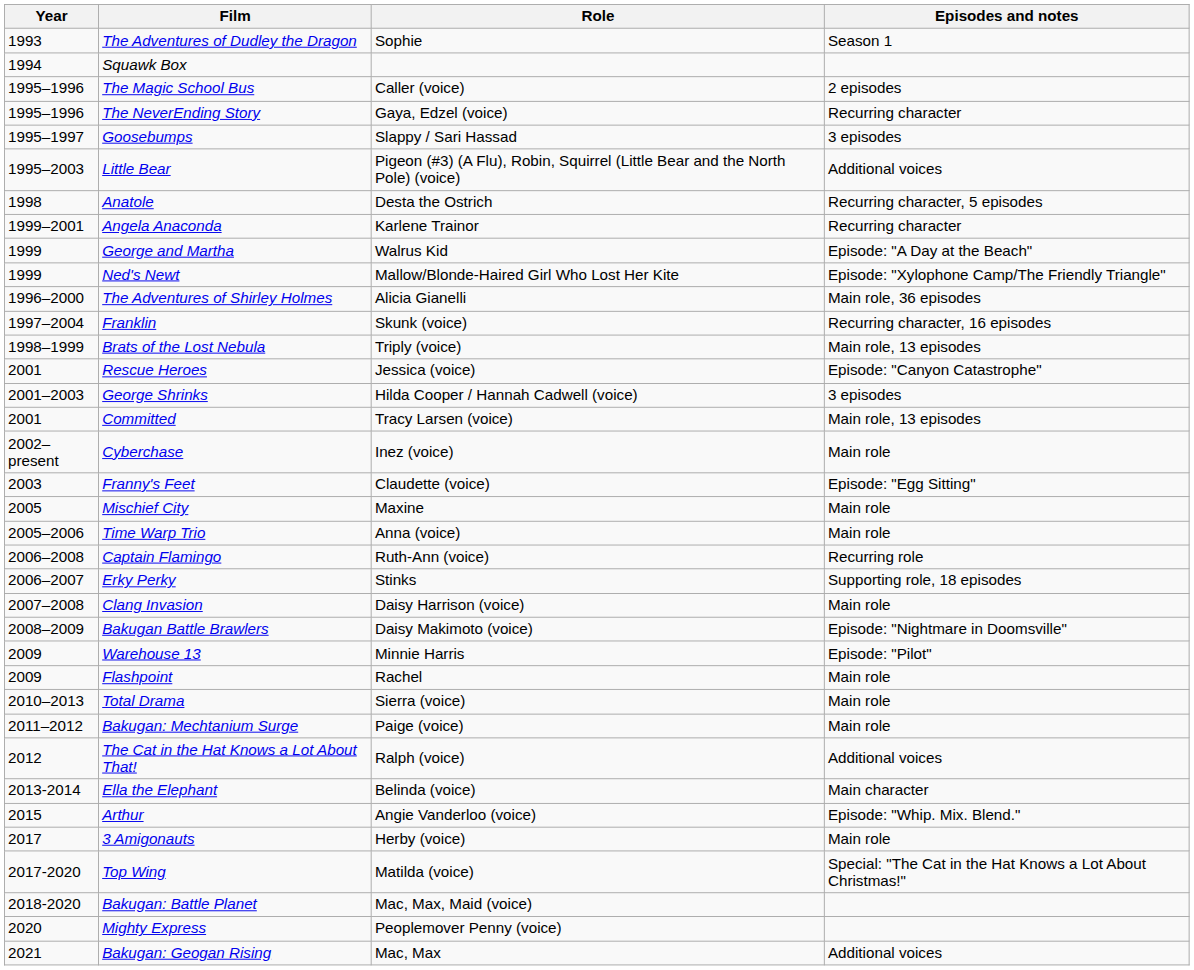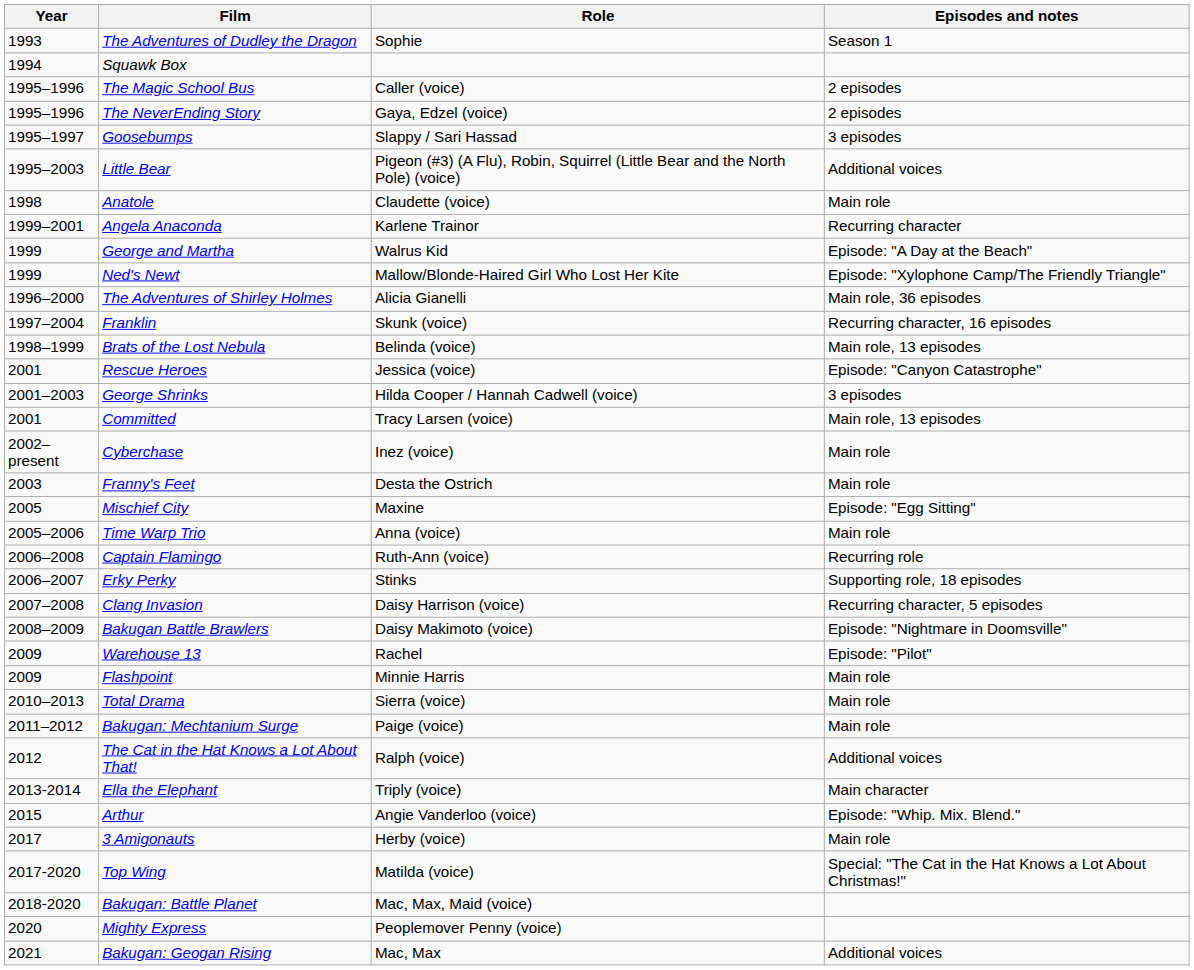(895, 112) Recurring character -> (865, 112) 2 episodes
(434, 202) Desta the Ostrich -> (432, 202) Claudette (voice)
(935, 202) Recurring character, 5 episodes -> (859, 202) Main role
(418, 347) Triply (voice) -> (425, 347) Belinda (voice)
(432, 484) Claudette (voice) -> (434, 484) Desta the Ostrich
(902, 484) Episode: "Egg Sitting" -> (859, 484) Main role
(859, 508) Main role -> (902, 508) Episode: "Egg Sitting"
(859, 605) Main role -> (935, 605) Recurring character, 5 episodes
(420, 653) Minnie Harris -> (399, 653) Rachel
(399, 677) Rachel -> (420, 677) Minnie Harris
(425, 791) Belinda (voice) -> (418, 791) Triply (voice)
